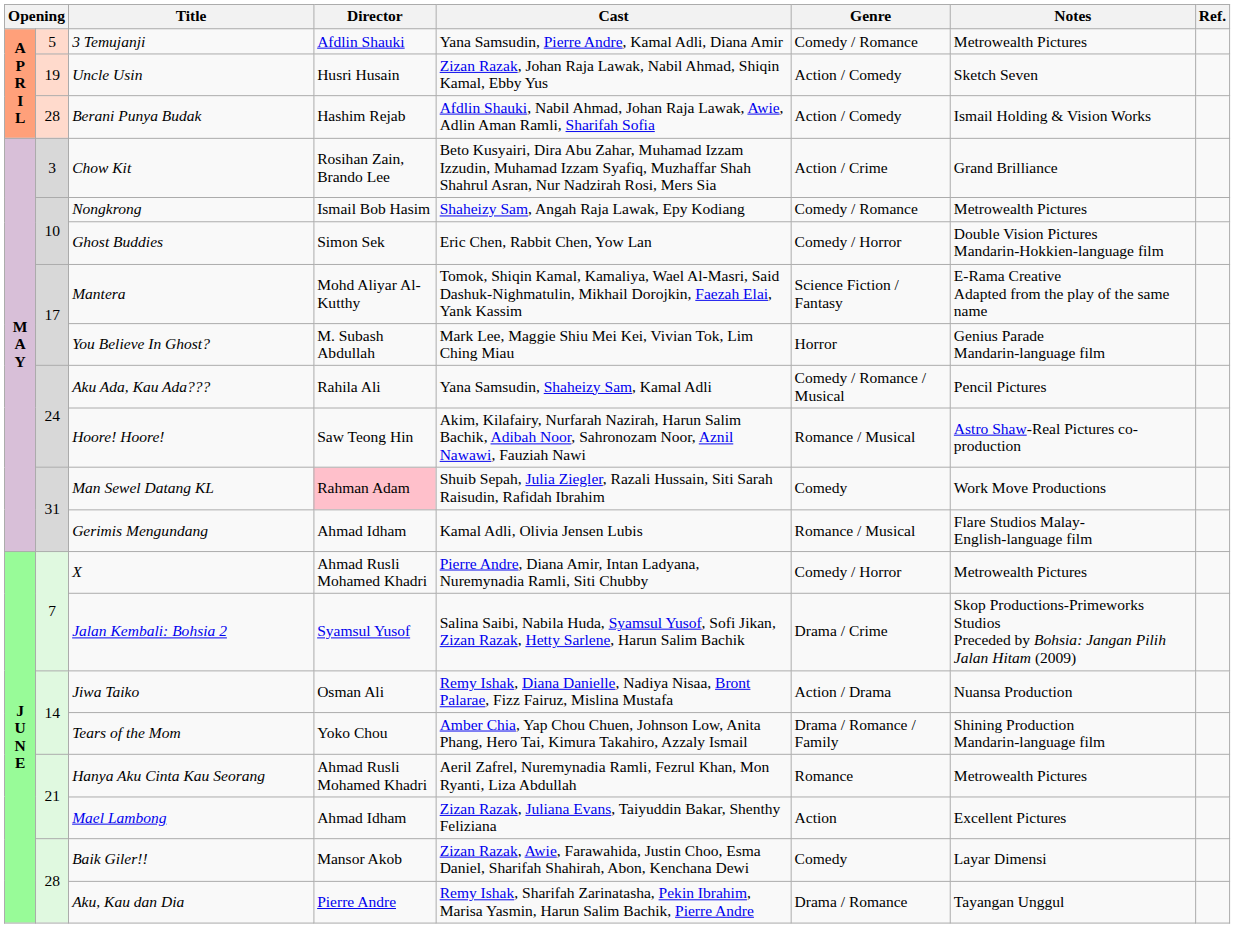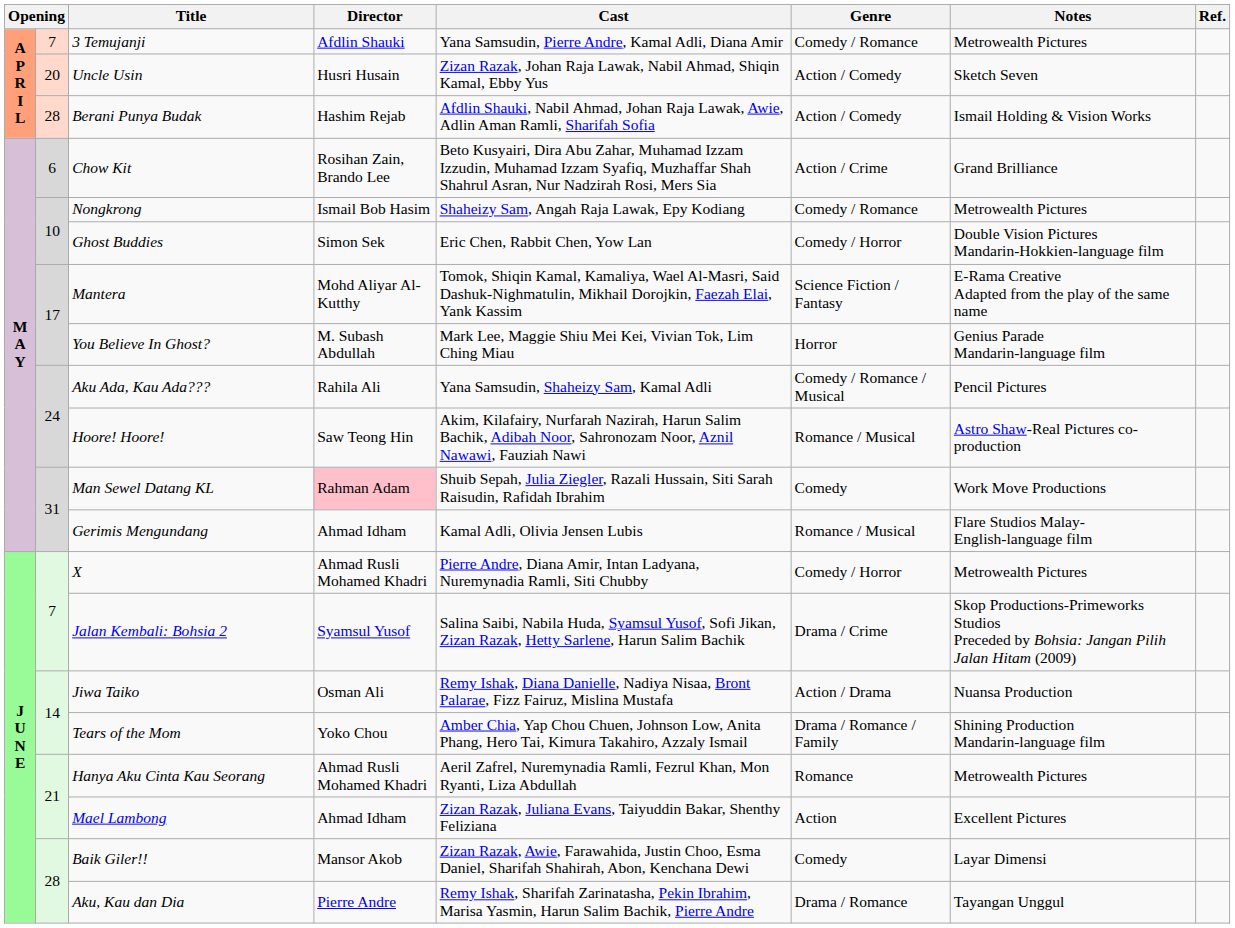(52, 41) 5 -> (52, 41) 7
(52, 74) 19 -> (52, 74) 20
(52, 167) 3 -> (52, 167) 6
